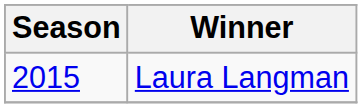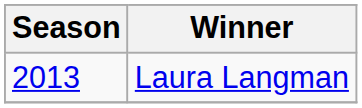(46, 77) 2015 -> (46, 77) 2013
